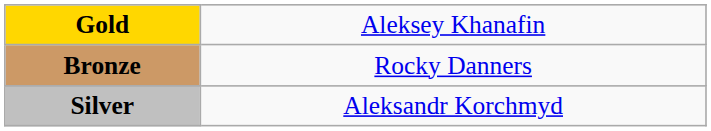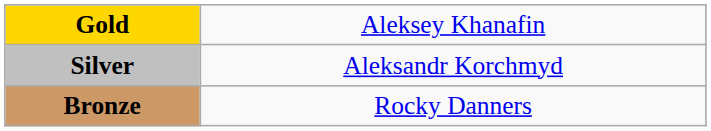rows swapped: (102, 105) <-> (102, 65)
